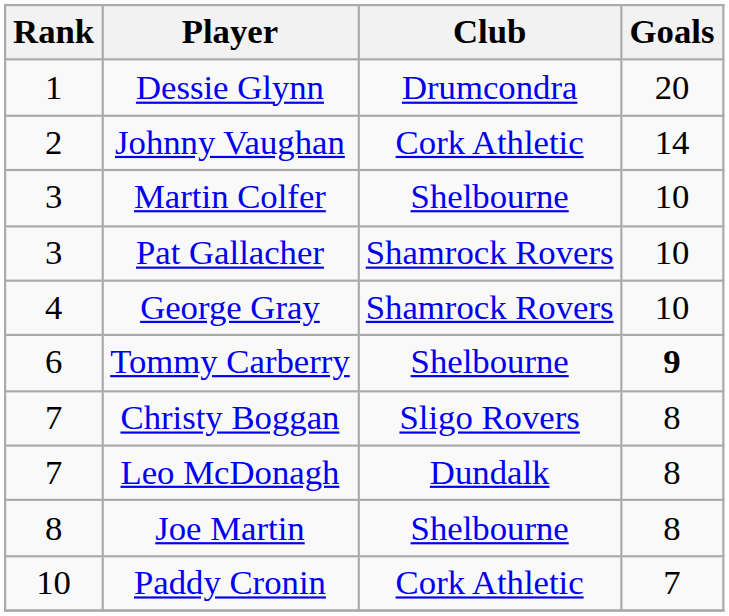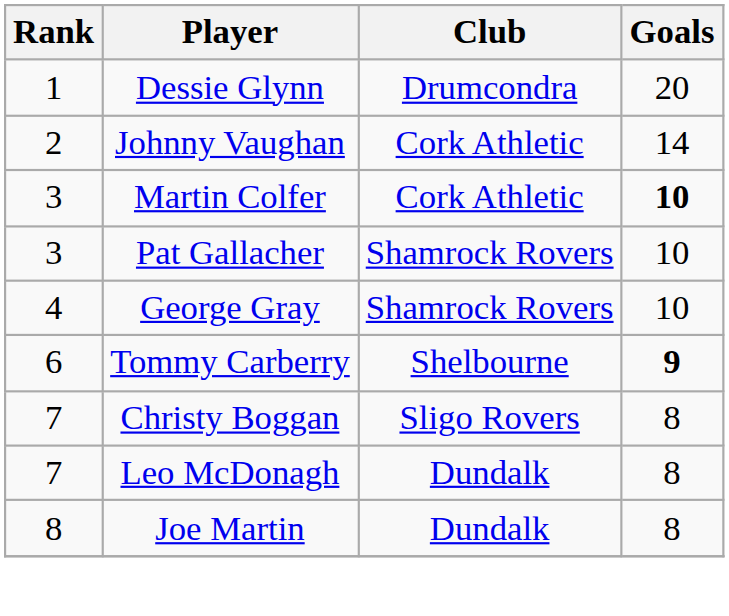(490, 197) Shelbourne -> (490, 197) Cork Athletic
(672, 197) normal -> (672, 197) bold
(490, 527) Shelbourne -> (490, 527) Dundalk
- row: (230, 582)
